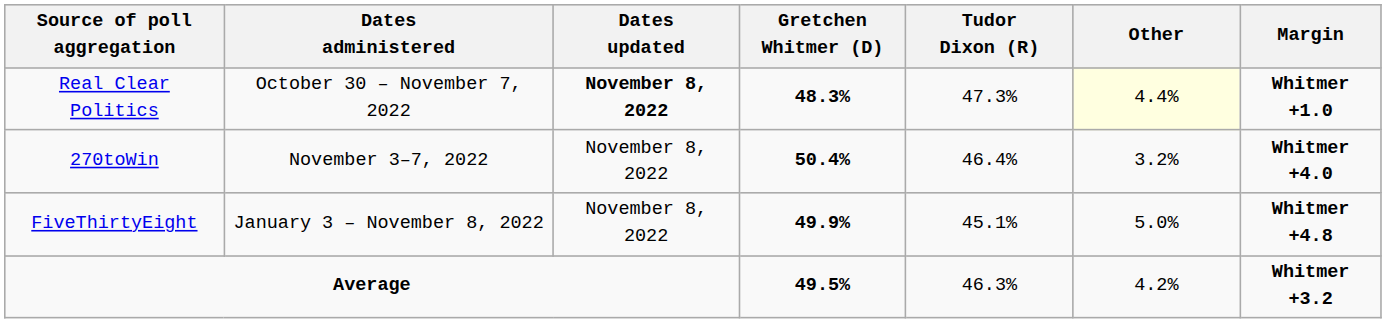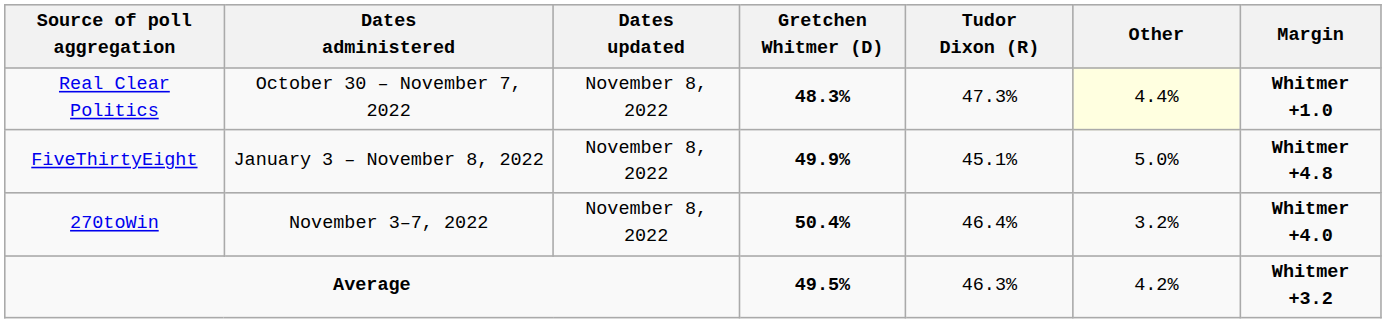(646, 98) bold -> (646, 98) normal
rows swapped: (114, 223) <-> (114, 160)
